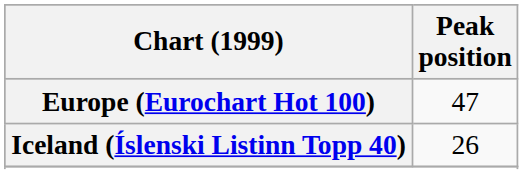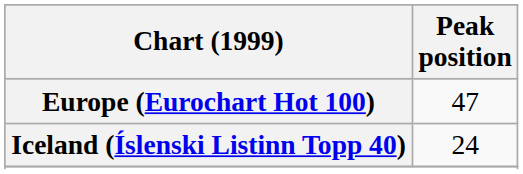(465, 144) 26 -> (465, 144) 24
